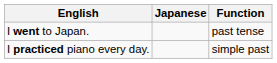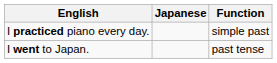rows swapped: (48, 31) <-> (78, 49)
